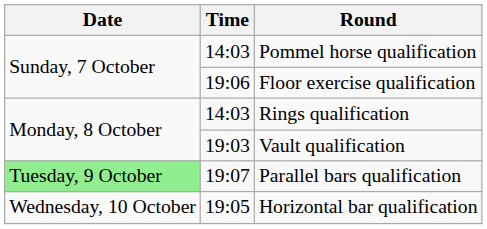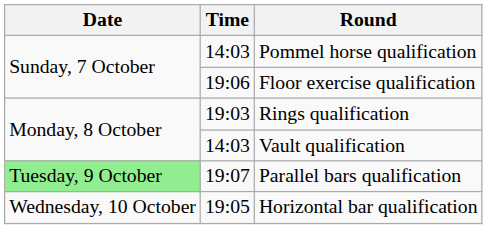(227, 113) 14:03 -> (227, 113) 19:03
(227, 144) 19:03 -> (227, 144) 14:03
